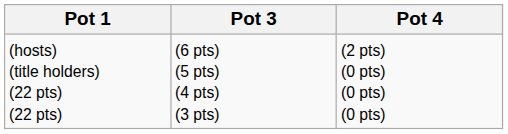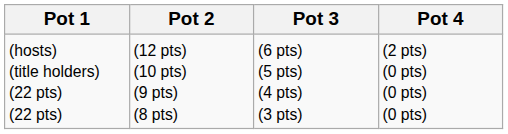+ column: (191, 19)
